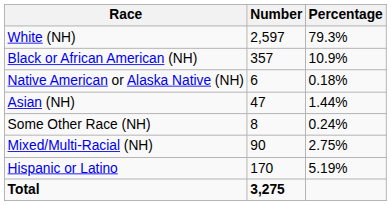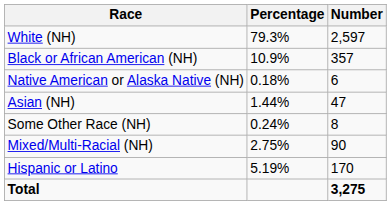columns swapped: (276, 15) <-> (346, 15)
